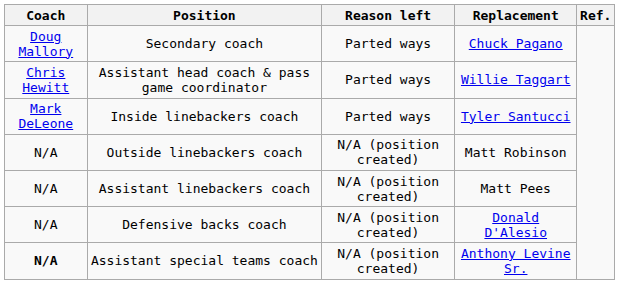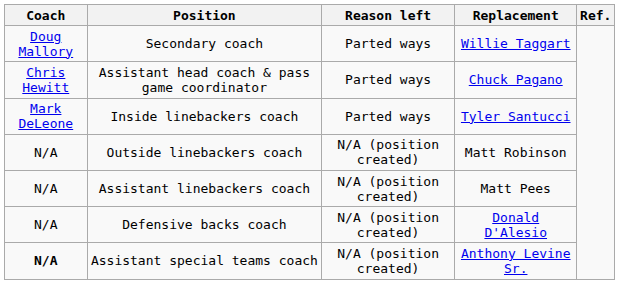(516, 44) Chuck Pagano -> (516, 44) Willie Taggart
(516, 80) Willie Taggart -> (516, 80) Chuck Pagano
